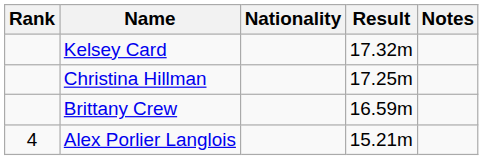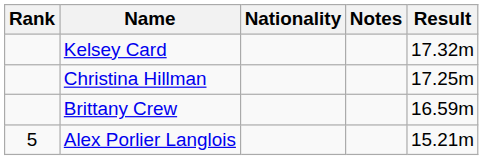columns swapped: (381, 19) <-> (448, 19)
(32, 139) 4 -> (32, 139) 5
